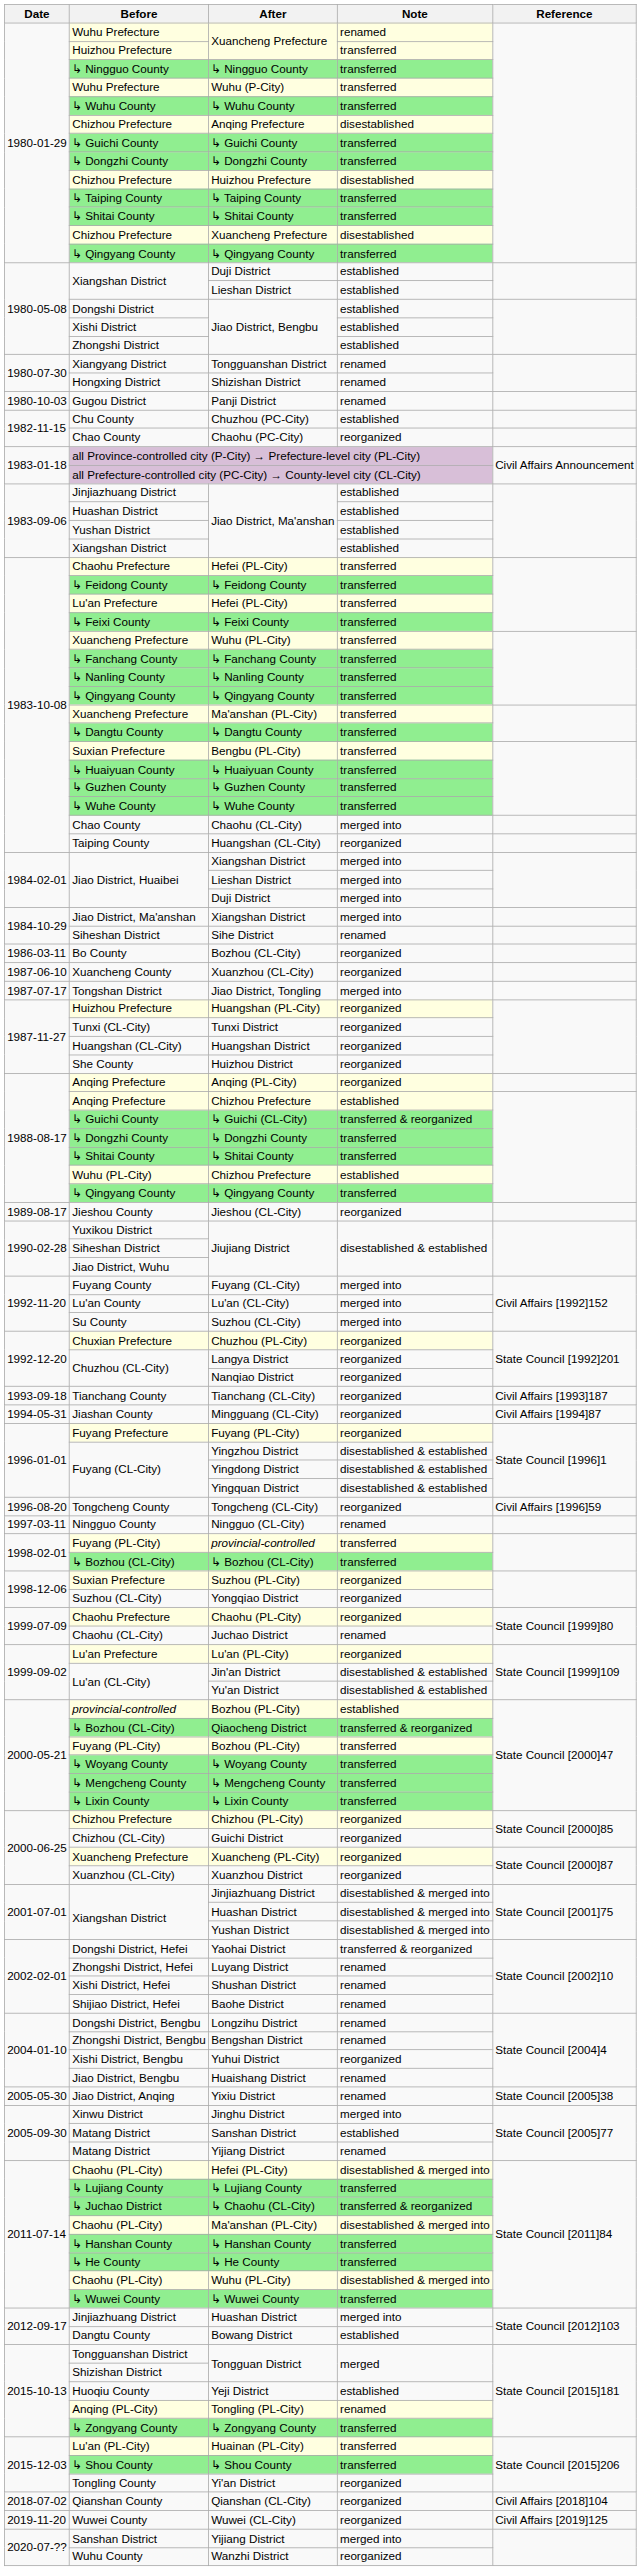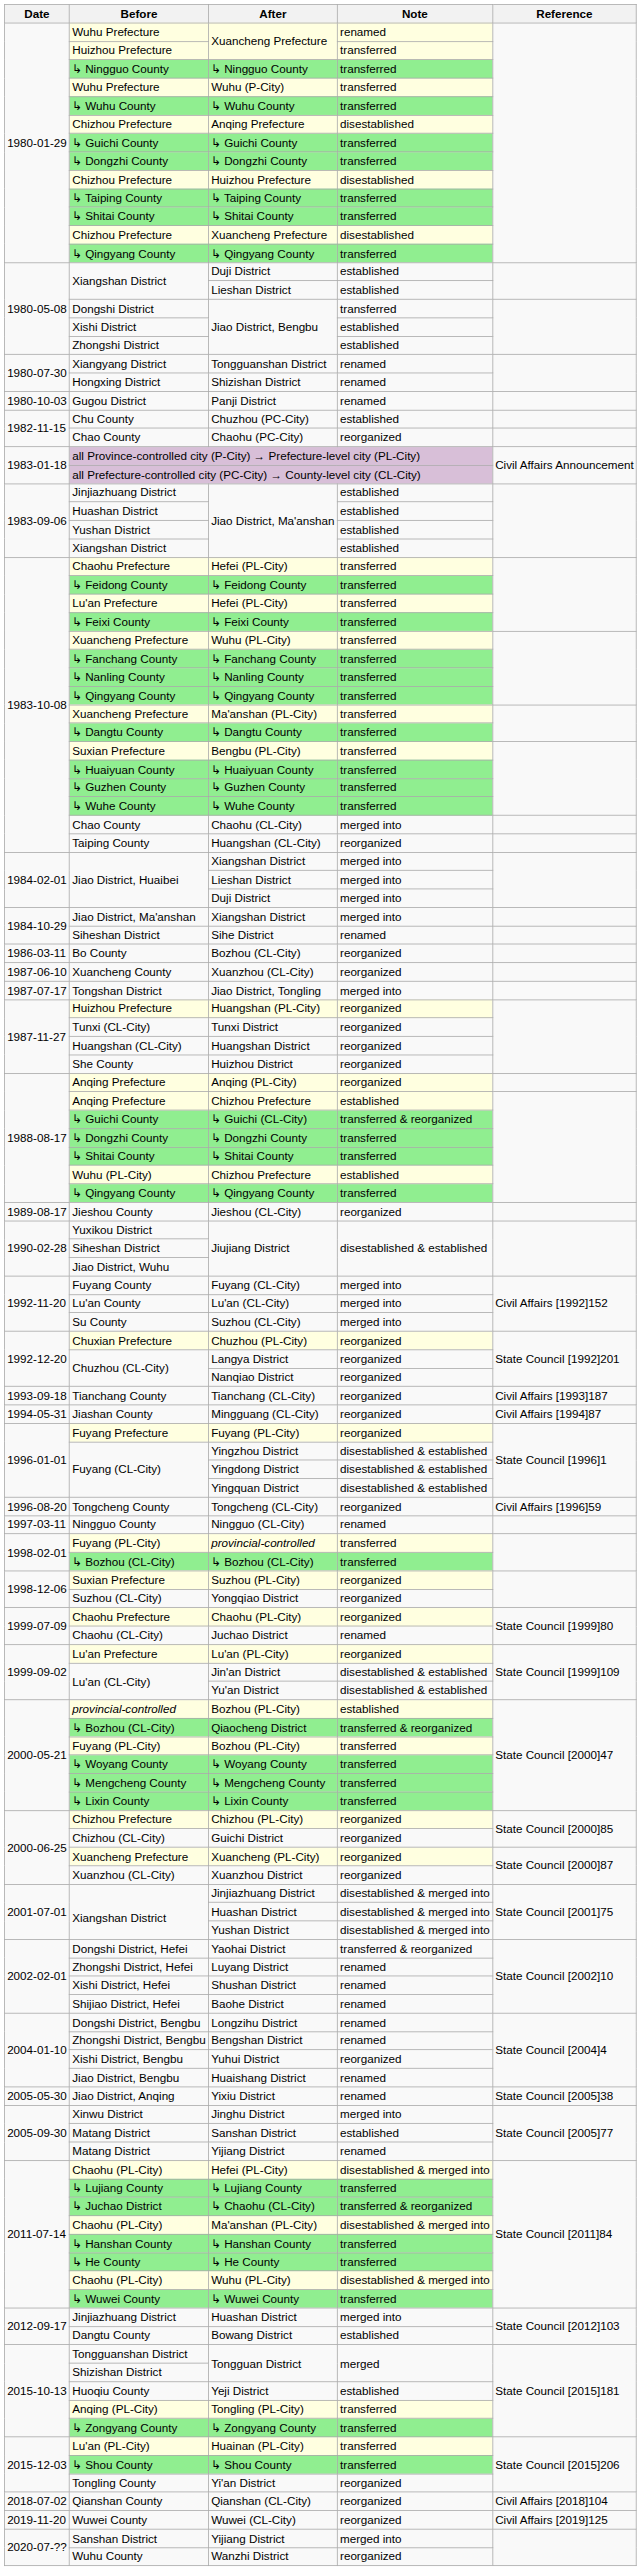(370, 309) established -> (368, 309) transferred
(363, 2410) renamed -> (368, 2410) transferred
